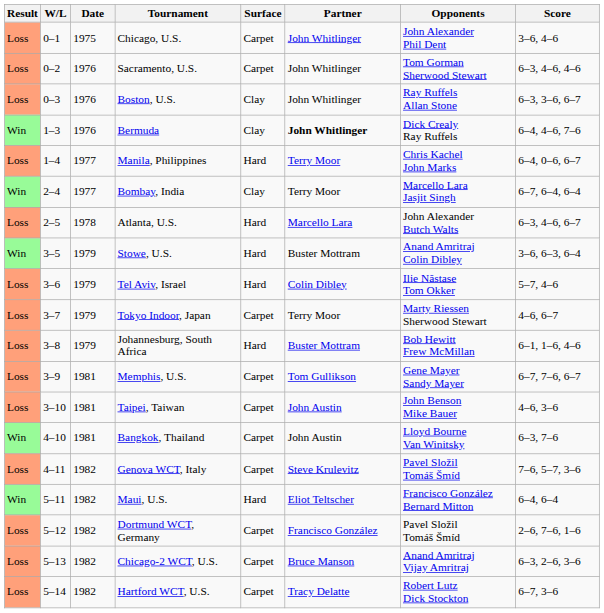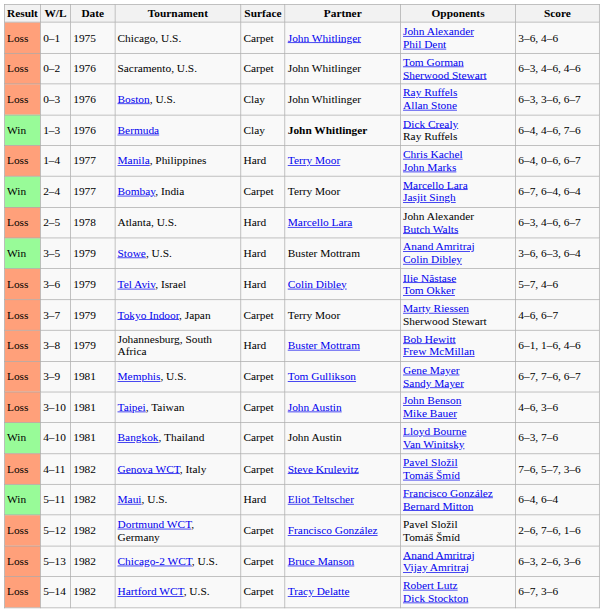(254, 191) Clay -> (259, 191) Carpet
